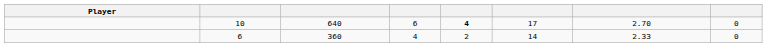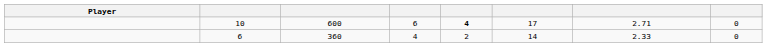(335, 23) 640 -> (335, 23) 600
(642, 23) 2.70 -> (642, 23) 2.71
